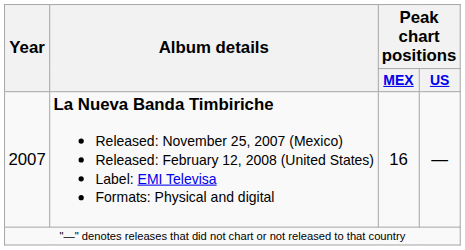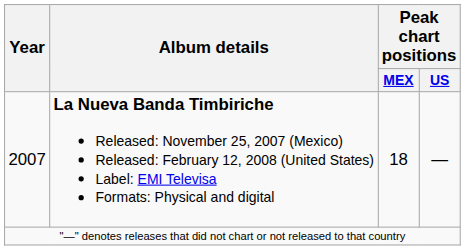(398, 159) 16 -> (398, 159) 18
